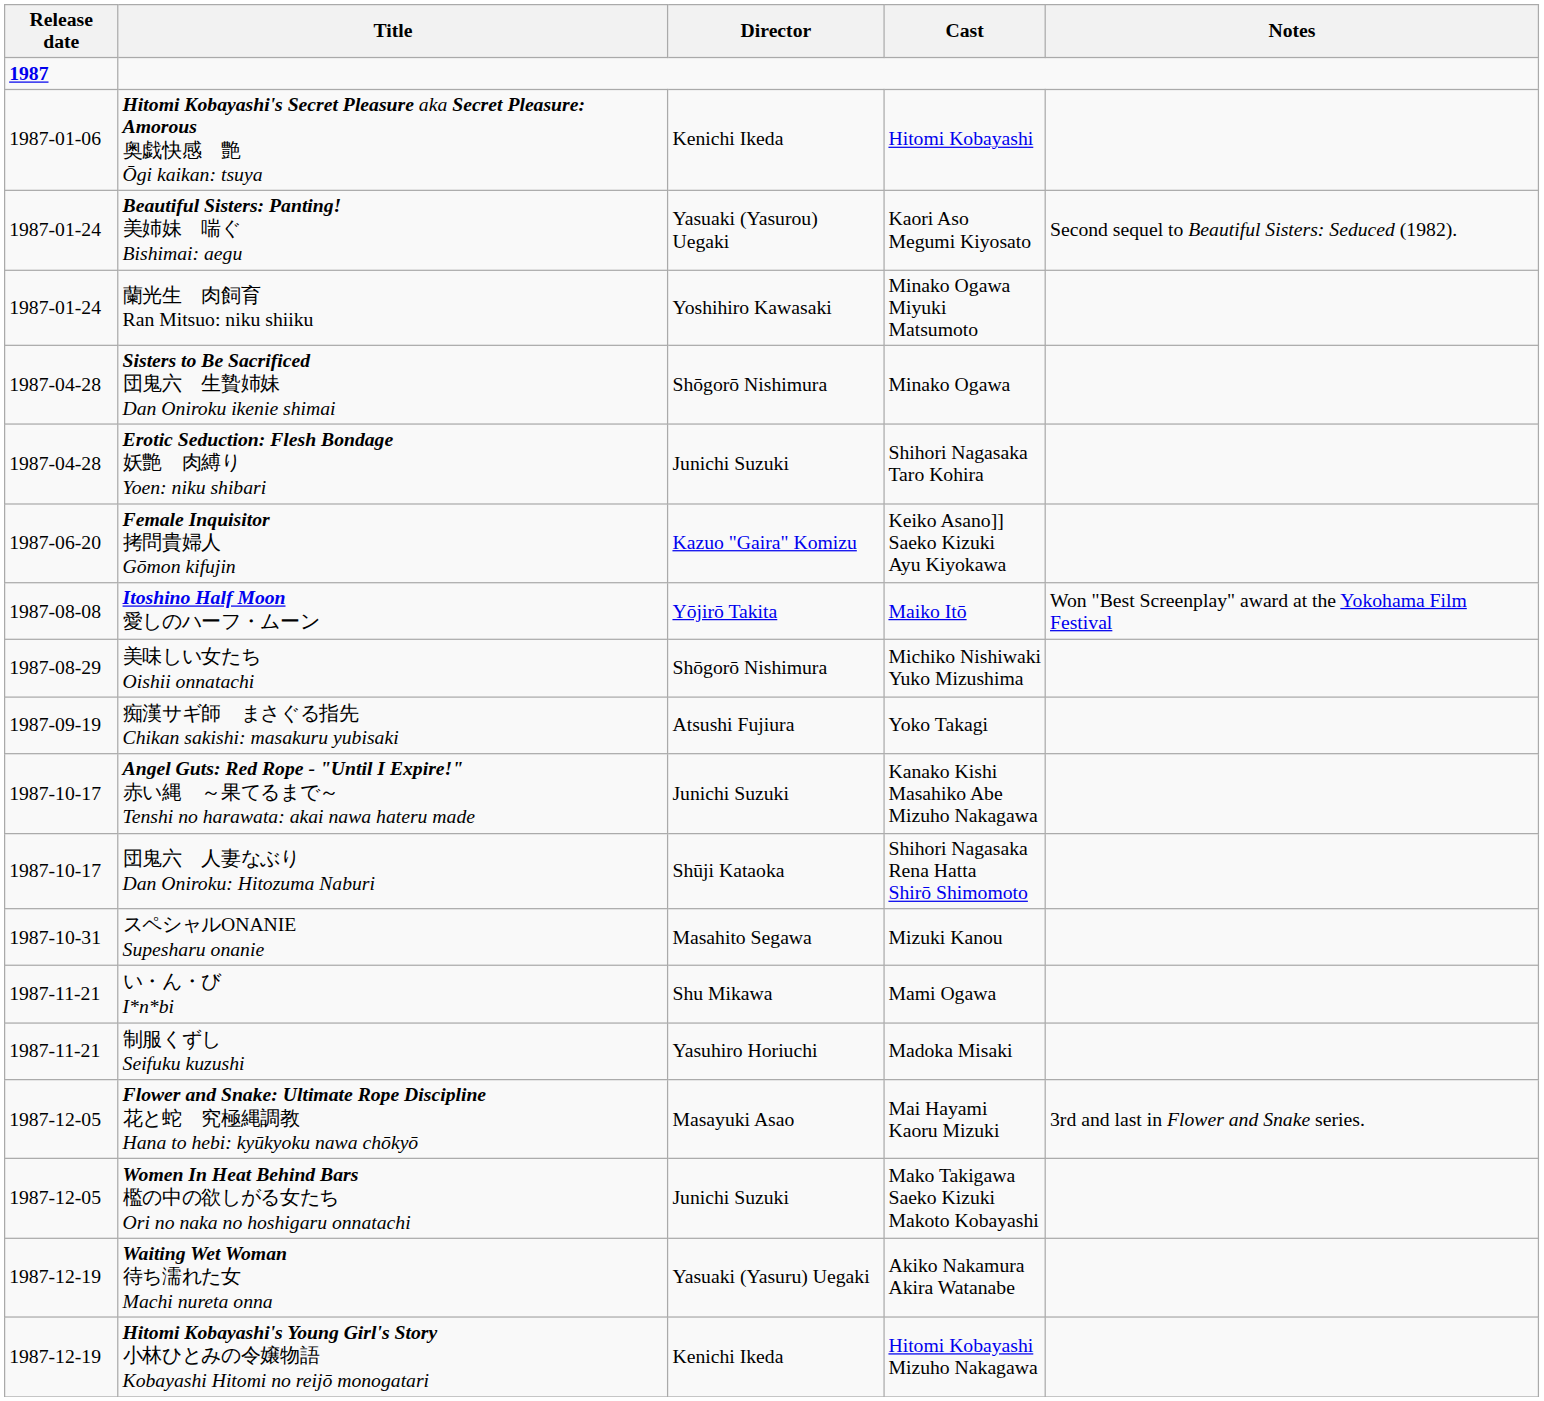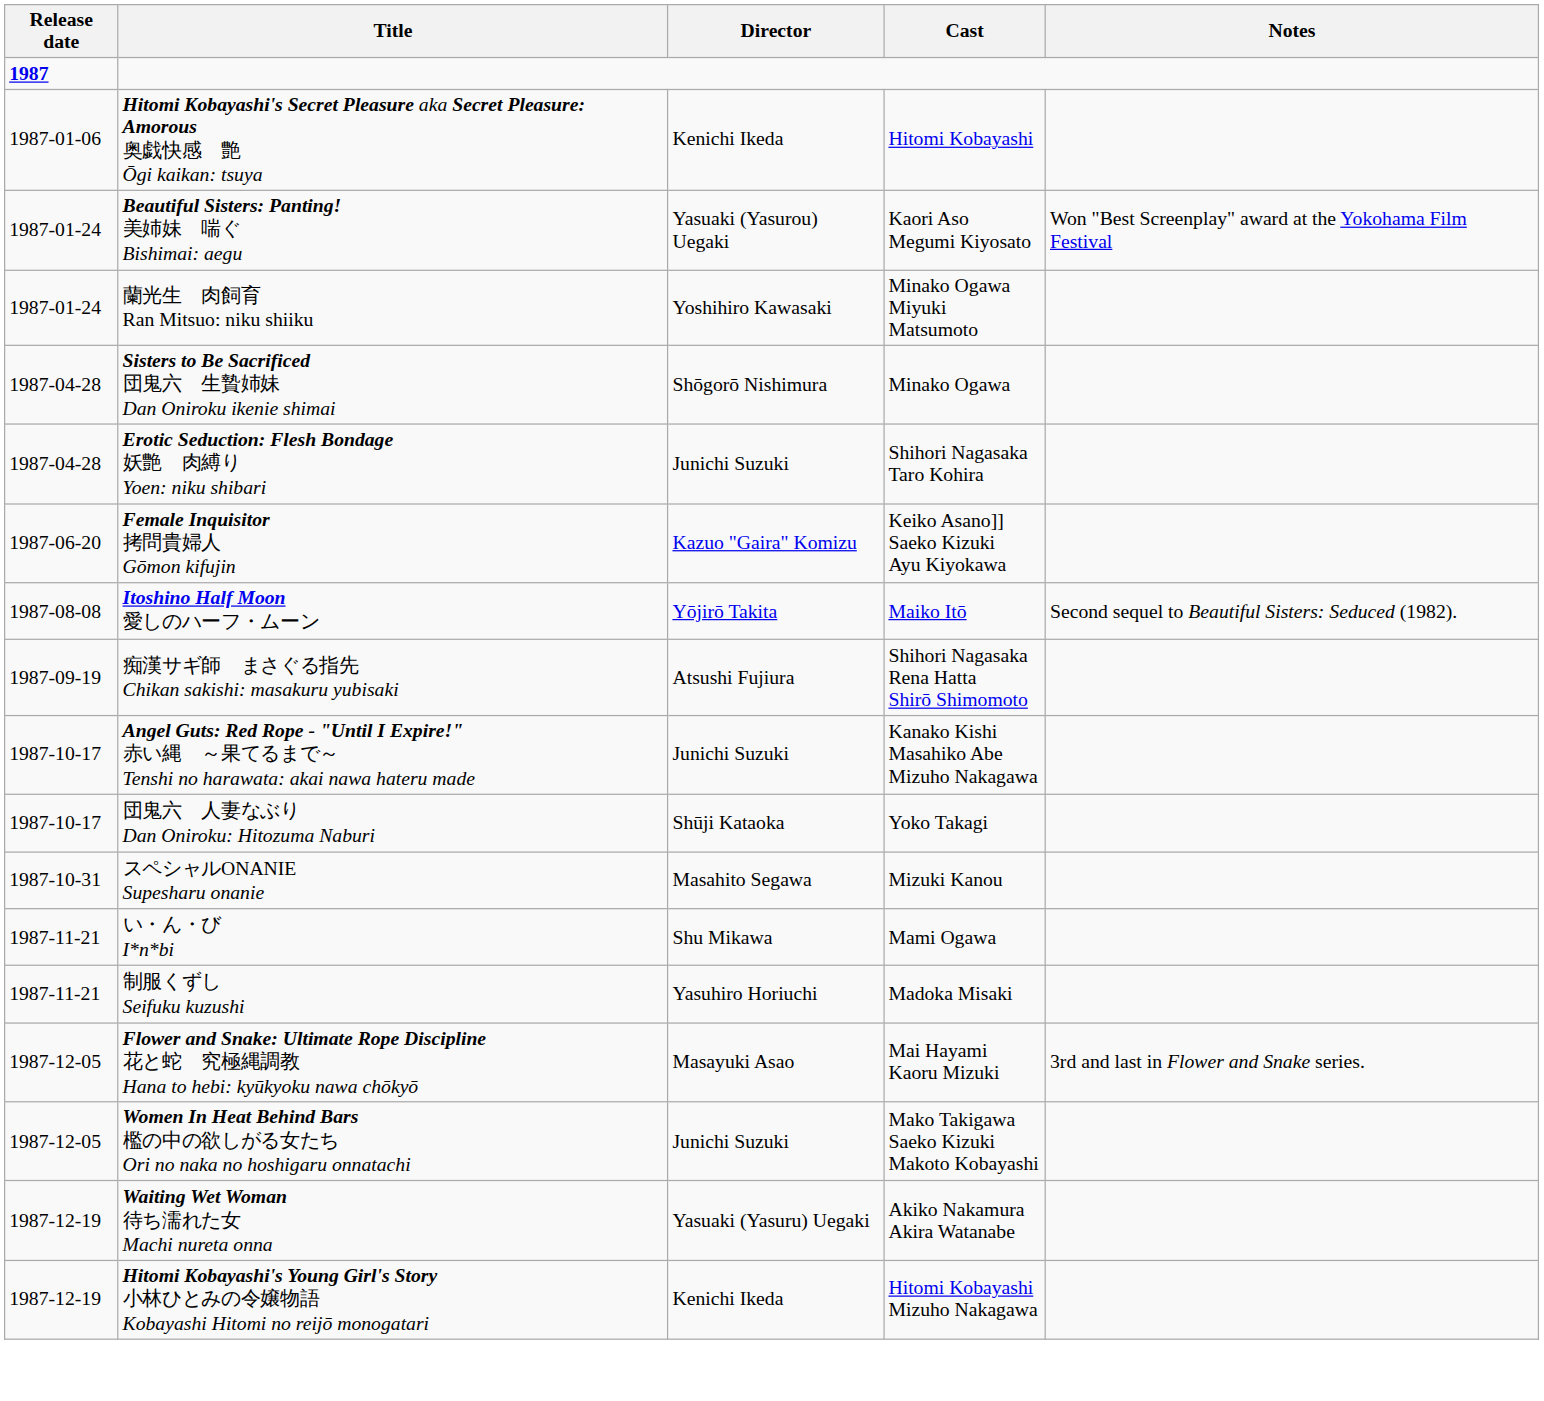(1254, 229) Second sequel to Beautiful Sisters: Seduced (1982). -> (1258, 229) Won "Best Screenplay" award at the Yokohama Film Festival
(1258, 611) Won "Best Screenplay" award at the Yokohama Film Festival -> (1254, 611) Second sequel to Beautiful Sisters: Seduced (1982).
- row: (191, 668)
(938, 725) Yoko Takagi -> (958, 677) Shihori Nagasaka Rena Hatta Shirō Shimomoto
(958, 870) Shihori Nagasaka Rena Hatta Shirō Shimomoto -> (938, 822) Yoko Takagi
